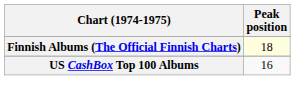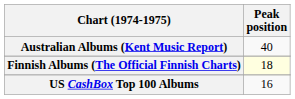+ row: (124, 46)
